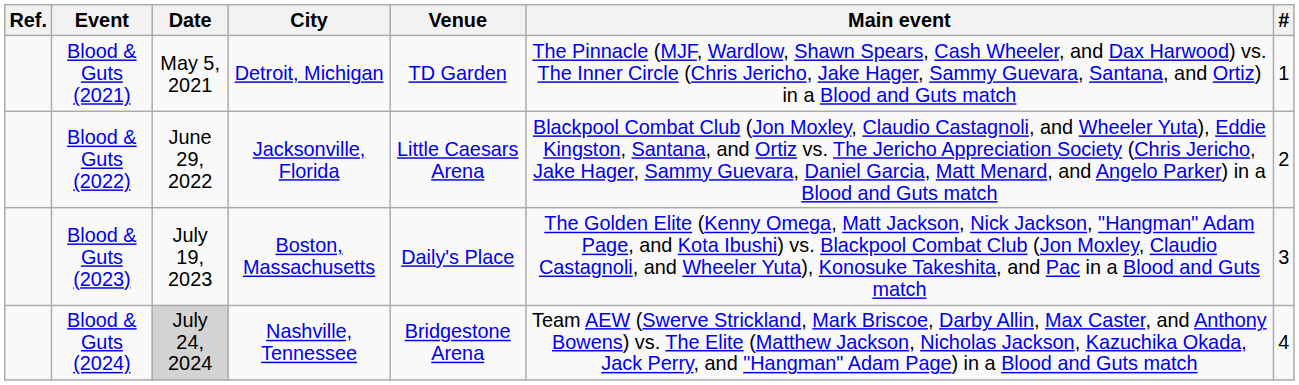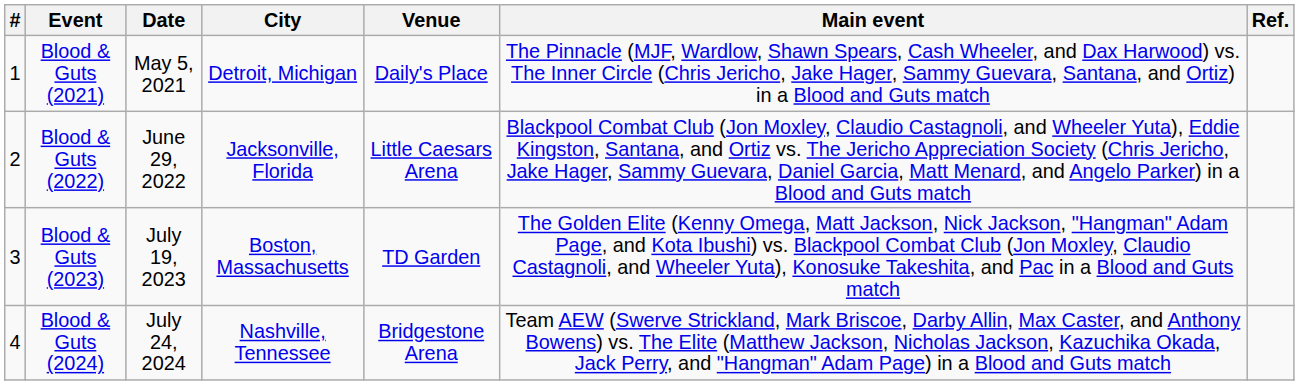columns swapped: (1284, 20) <-> (28, 20)
(458, 73) TD Garden -> (431, 73) Daily's Place
(458, 256) Daily's Place -> (431, 256) TD Garden
(190, 342) lightgrey background -> (164, 342) no background
